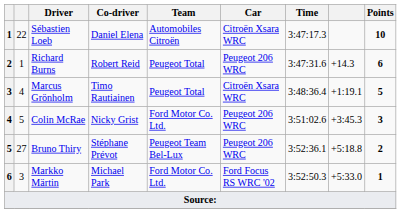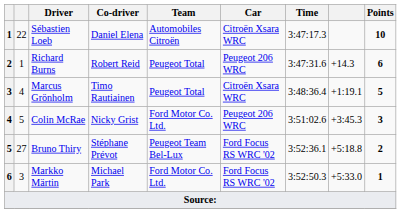(248, 148) Peugeot 206 WRC -> (249, 148) Ford Focus RS WRC '02
